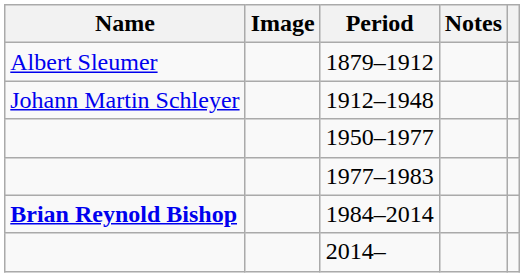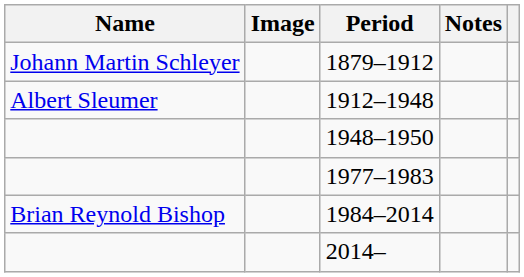(84, 61) Albert Sleumer -> (125, 61) Johann Martin Schleyer
(125, 99) Johann Martin Schleyer -> (84, 99) Albert Sleumer
+ row: (380, 137)
- row: (380, 137)
(124, 213) bold -> (118, 213) normal
